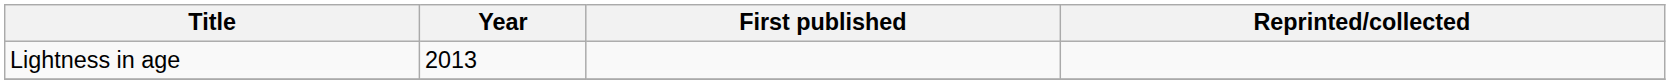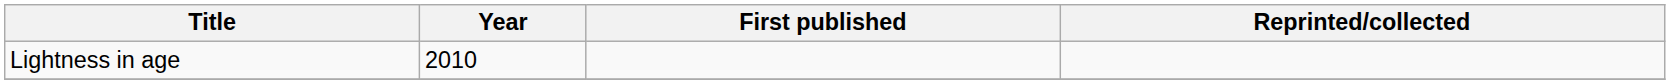(451, 60) 2013 -> (451, 60) 2010
